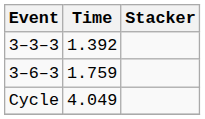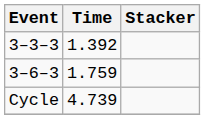(92, 100) 4.049 -> (92, 100) 4.739
